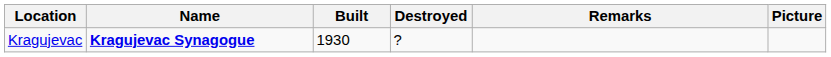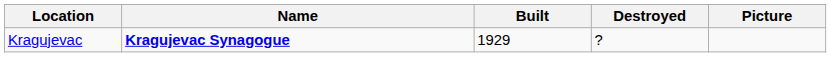- column: (620, 16)
(333, 39) 1930 -> (494, 39) 1929
